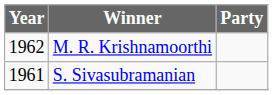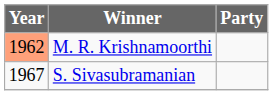(27, 47) no background -> (27, 47) lightsalmon background
(27, 75) 1961 -> (27, 75) 1967
